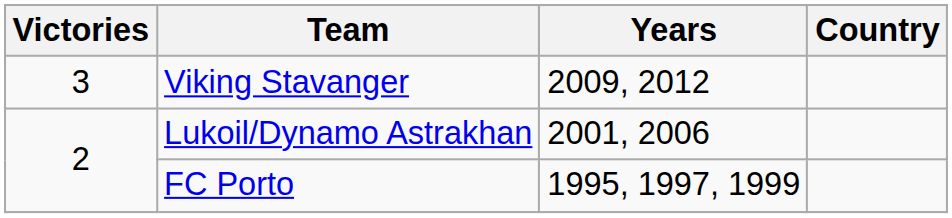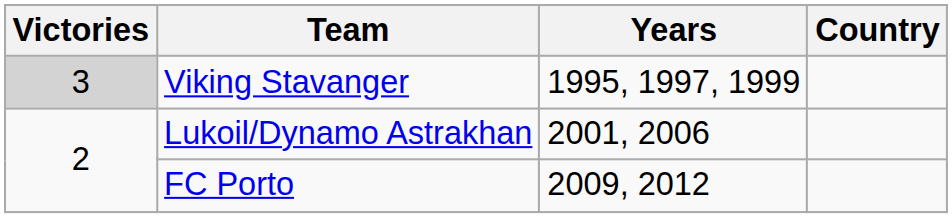(81, 81) no background -> (81, 81) lightgrey background
(629, 81) 2009, 2012 -> (674, 81) 1995, 1997, 1999
(674, 184) 1995, 1997, 1999 -> (629, 184) 2009, 2012
